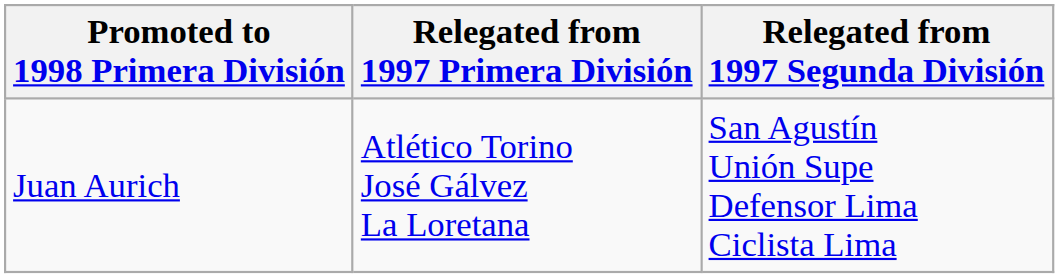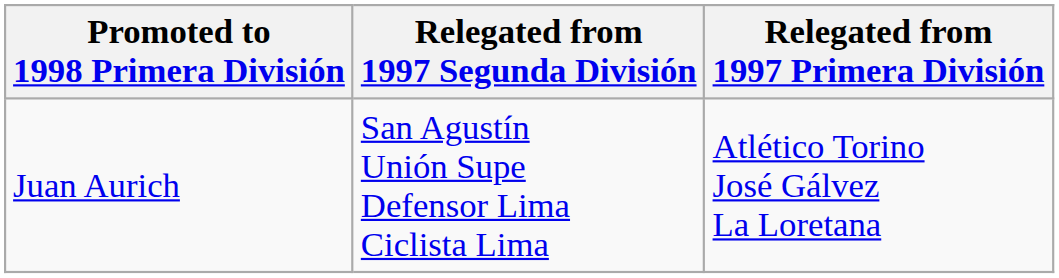columns swapped: (527, 51) <-> (876, 51)
